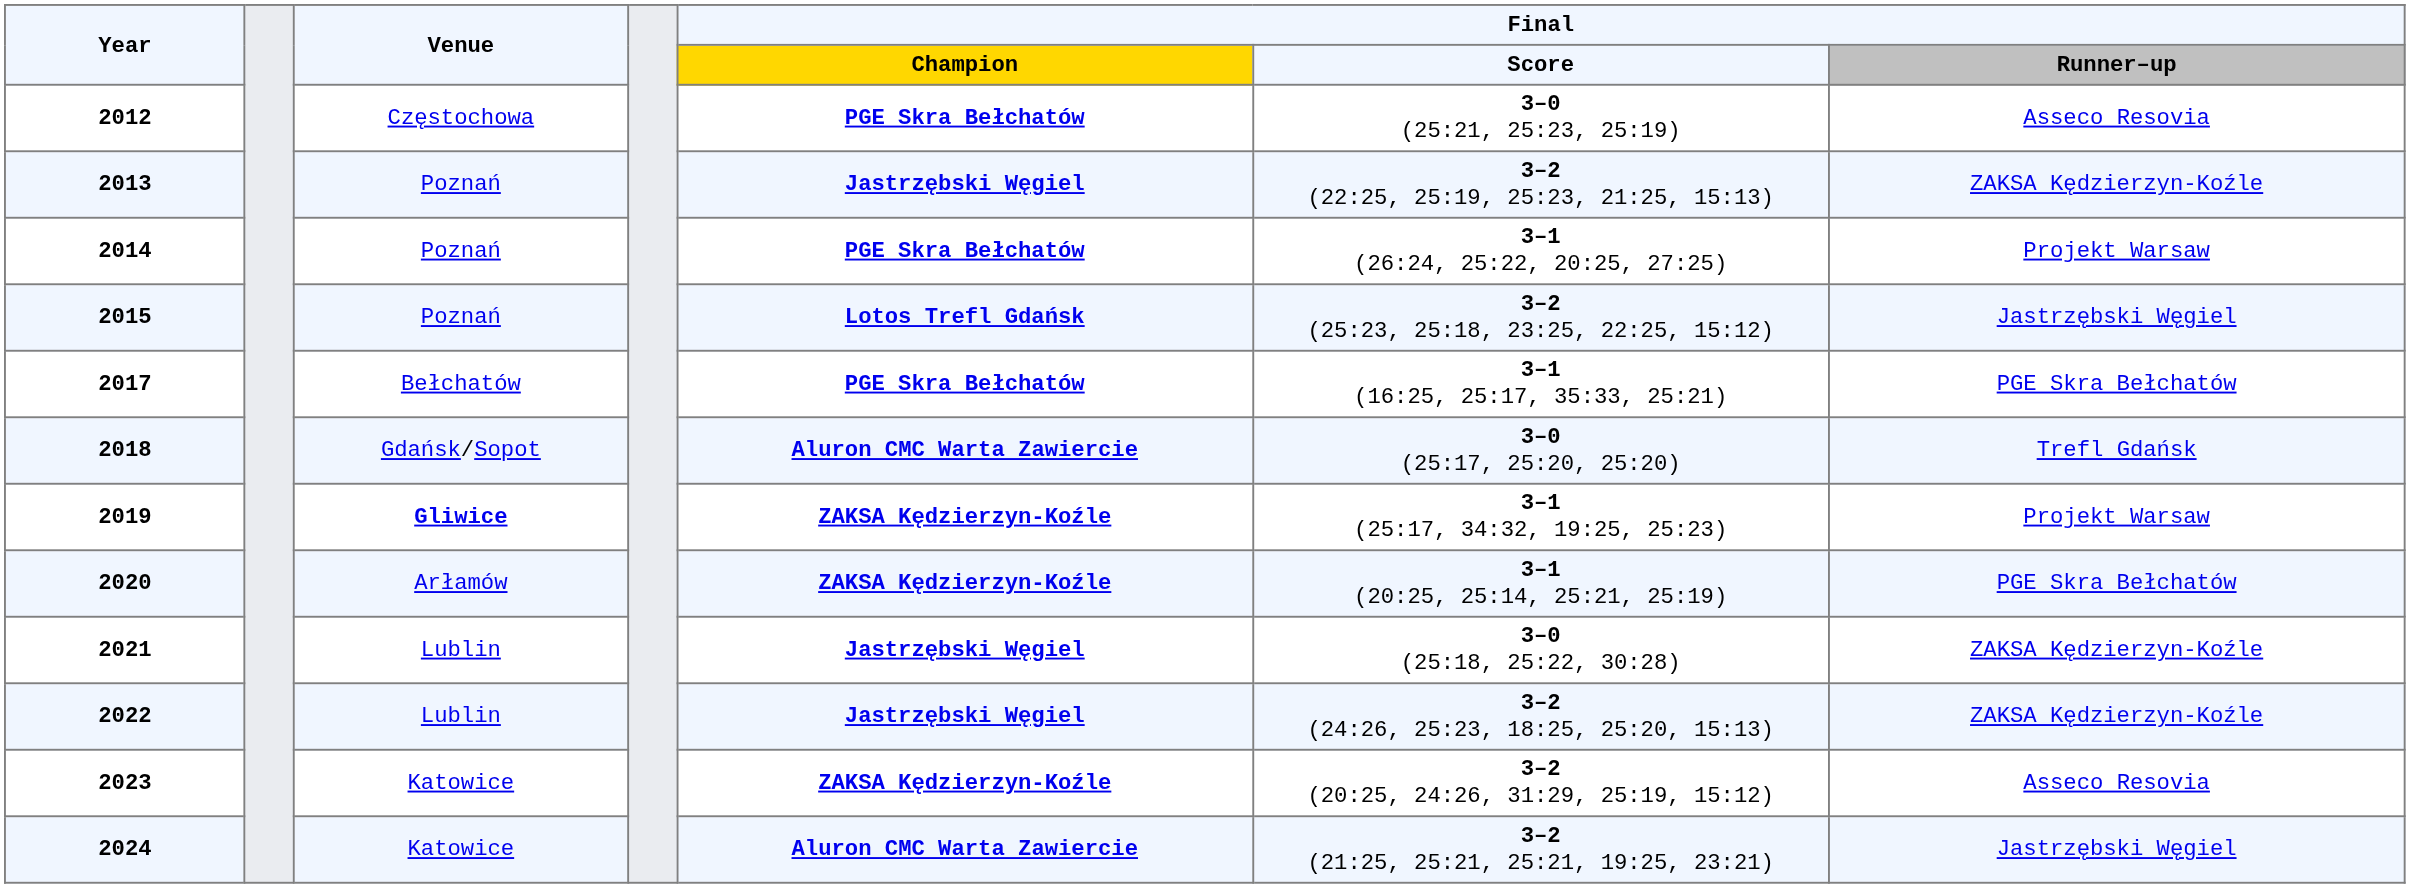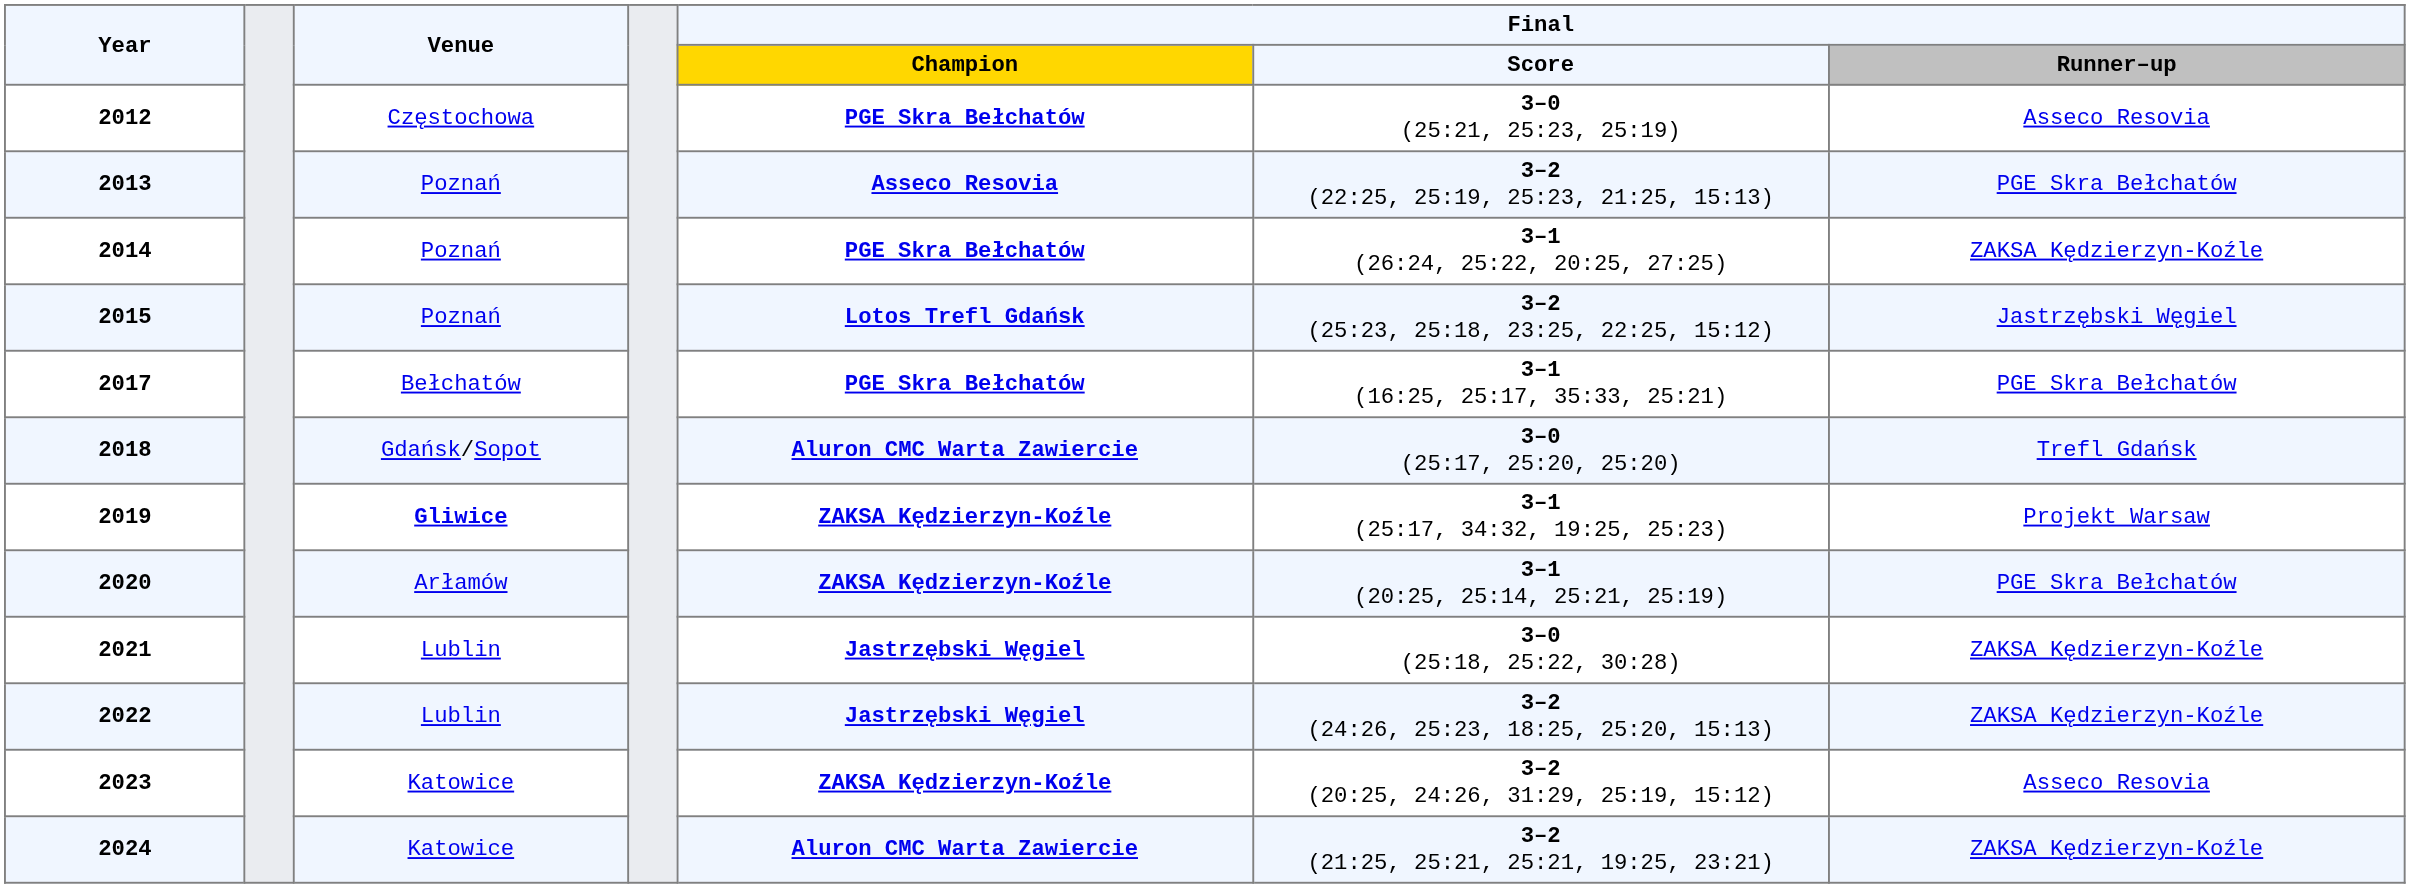(965, 184) Jastrzębski Węgiel -> (965, 184) Asseco Resovia
(2117, 184) ZAKSA Kędzierzyn-Koźle -> (2117, 184) PGE Skra Bełchatów
(2117, 251) Projekt Warsaw -> (2117, 251) ZAKSA Kędzierzyn-Koźle
(2117, 850) Jastrzębski Węgiel -> (2117, 850) ZAKSA Kędzierzyn-Koźle
